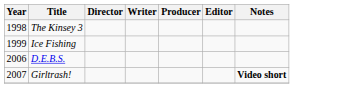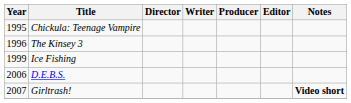+ row: (86, 28)
(17, 28) 1998 -> (17, 43) 1996
